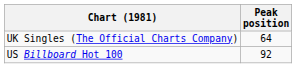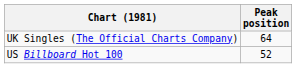(266, 55) 92 -> (266, 55) 52
